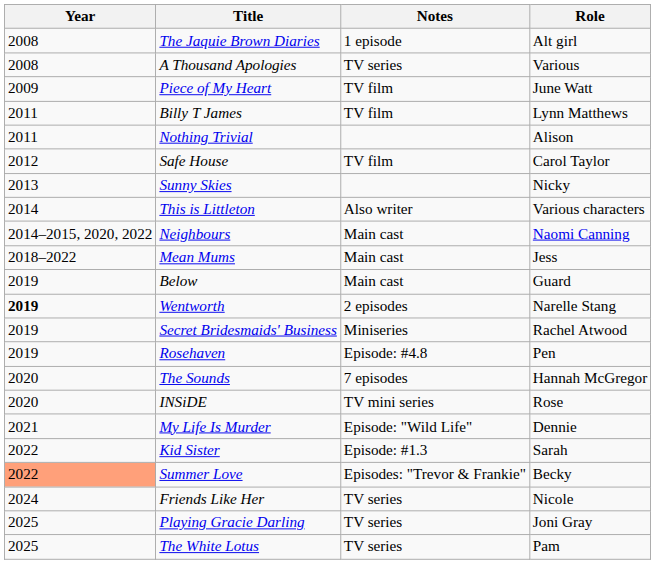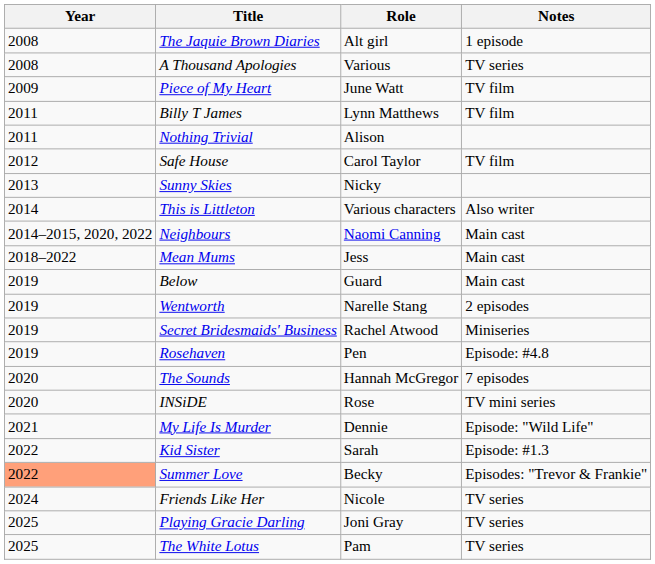columns swapped: (590, 16) <-> (435, 16)
(23, 305) bold -> (23, 305) normal
